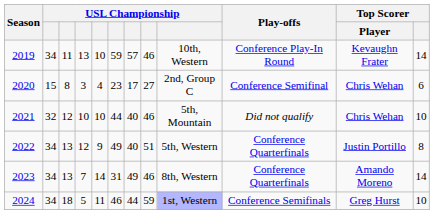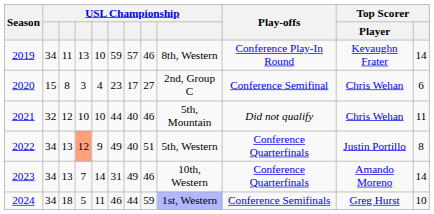(190, 55) 10th, Western -> (190, 55) 8th, Western
(421, 115) 10 -> (421, 115) 11
(83, 146) no background -> (83, 146) lightsalmon background
(190, 176) 8th, Western -> (190, 176) 10th, Western
